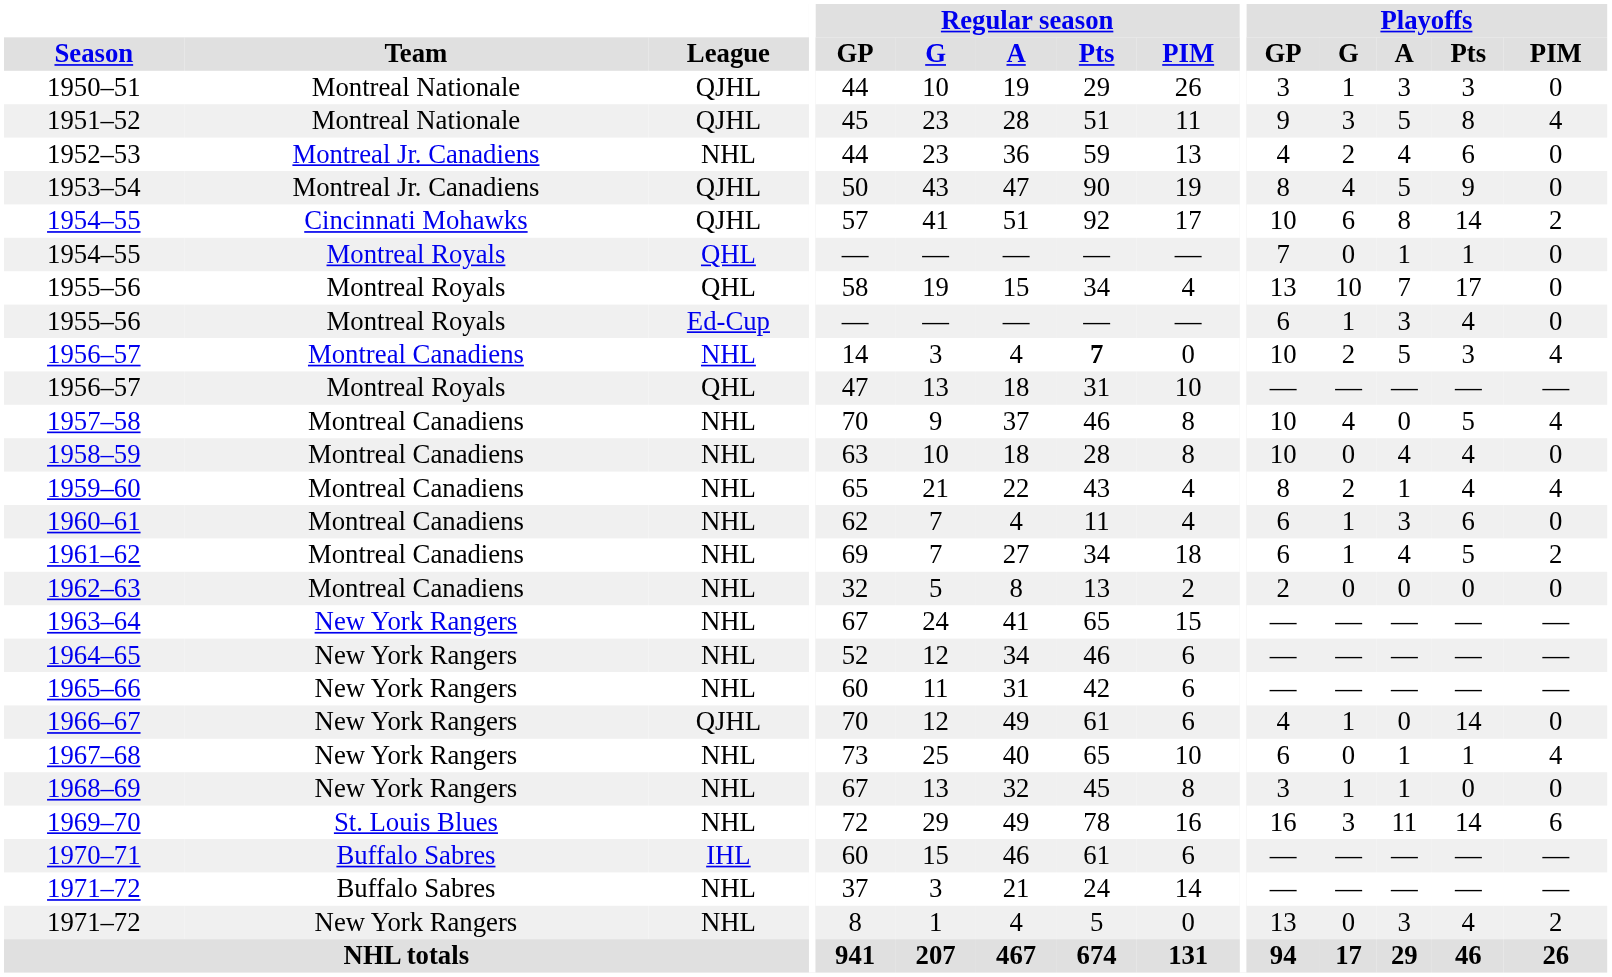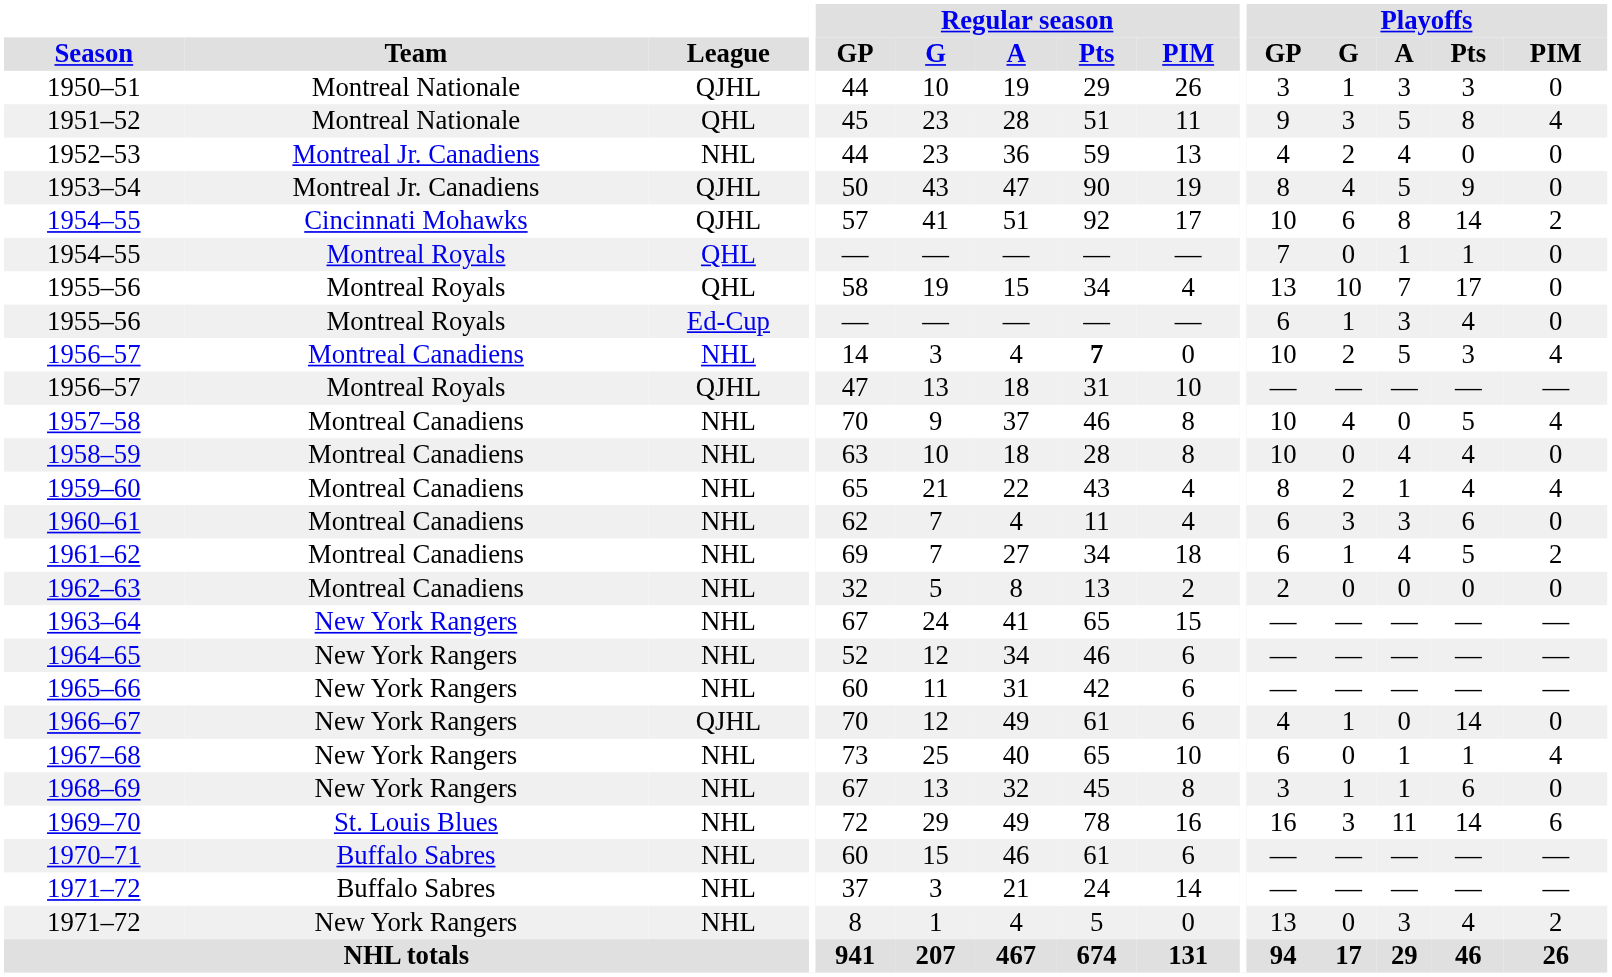(728, 120) QJHL -> (728, 120) QHL
(1468, 153) 6 -> (1468, 153) 0
(728, 387) QHL -> (728, 387) QJHL
(1349, 521) 1 -> (1349, 521) 3
(1468, 788) 0 -> (1468, 788) 6
(728, 855) IHL -> (728, 855) NHL
